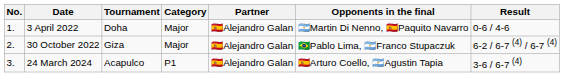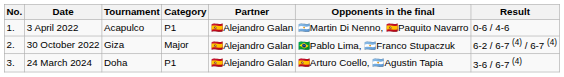(116, 28) Doha -> (124, 28) Acapulco
(176, 28) Major -> (170, 28) P1
(124, 63) Acapulco -> (116, 63) Doha
